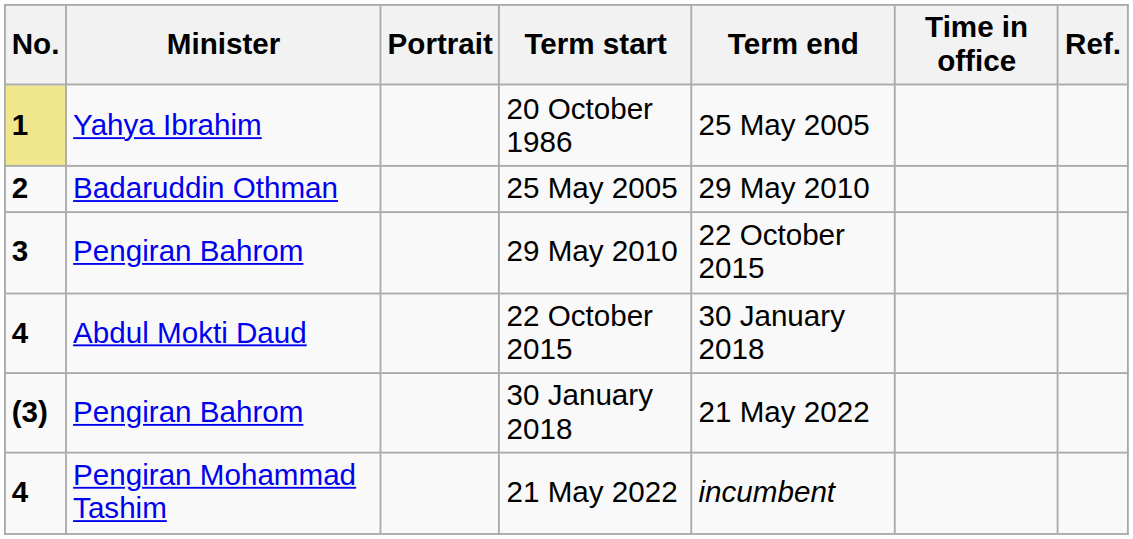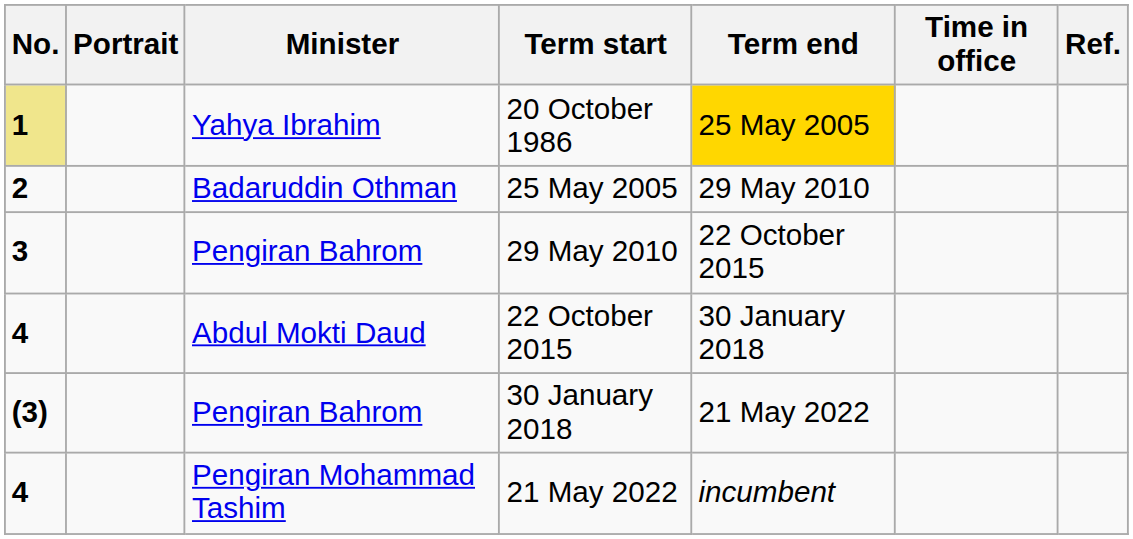columns swapped: (440, 44) <-> (224, 44)
(784, 124) no background -> (784, 124) gold background
